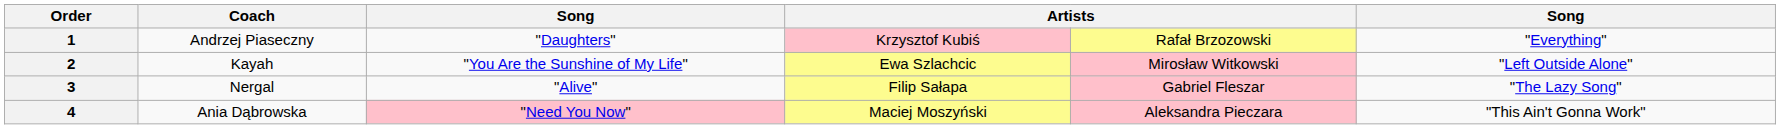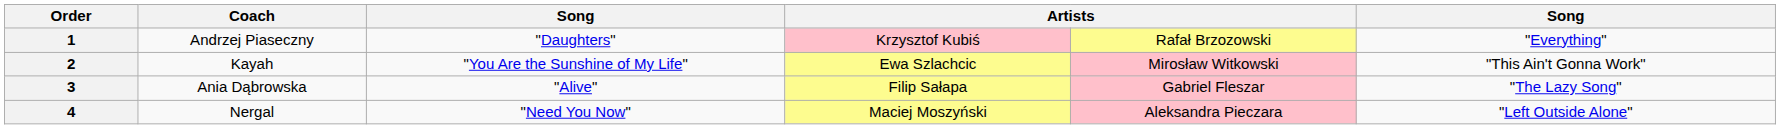(1566, 64) "Left Outside Alone" -> (1566, 64) "This Ain't Gonna Work"
(252, 87) Nergal -> (252, 87) Ania Dąbrowska
(252, 111) Ania Dąbrowska -> (252, 111) Nergal
(576, 111) pink background -> (576, 111) no background
(1566, 111) "This Ain't Gonna Work" -> (1566, 111) "Left Outside Alone"
